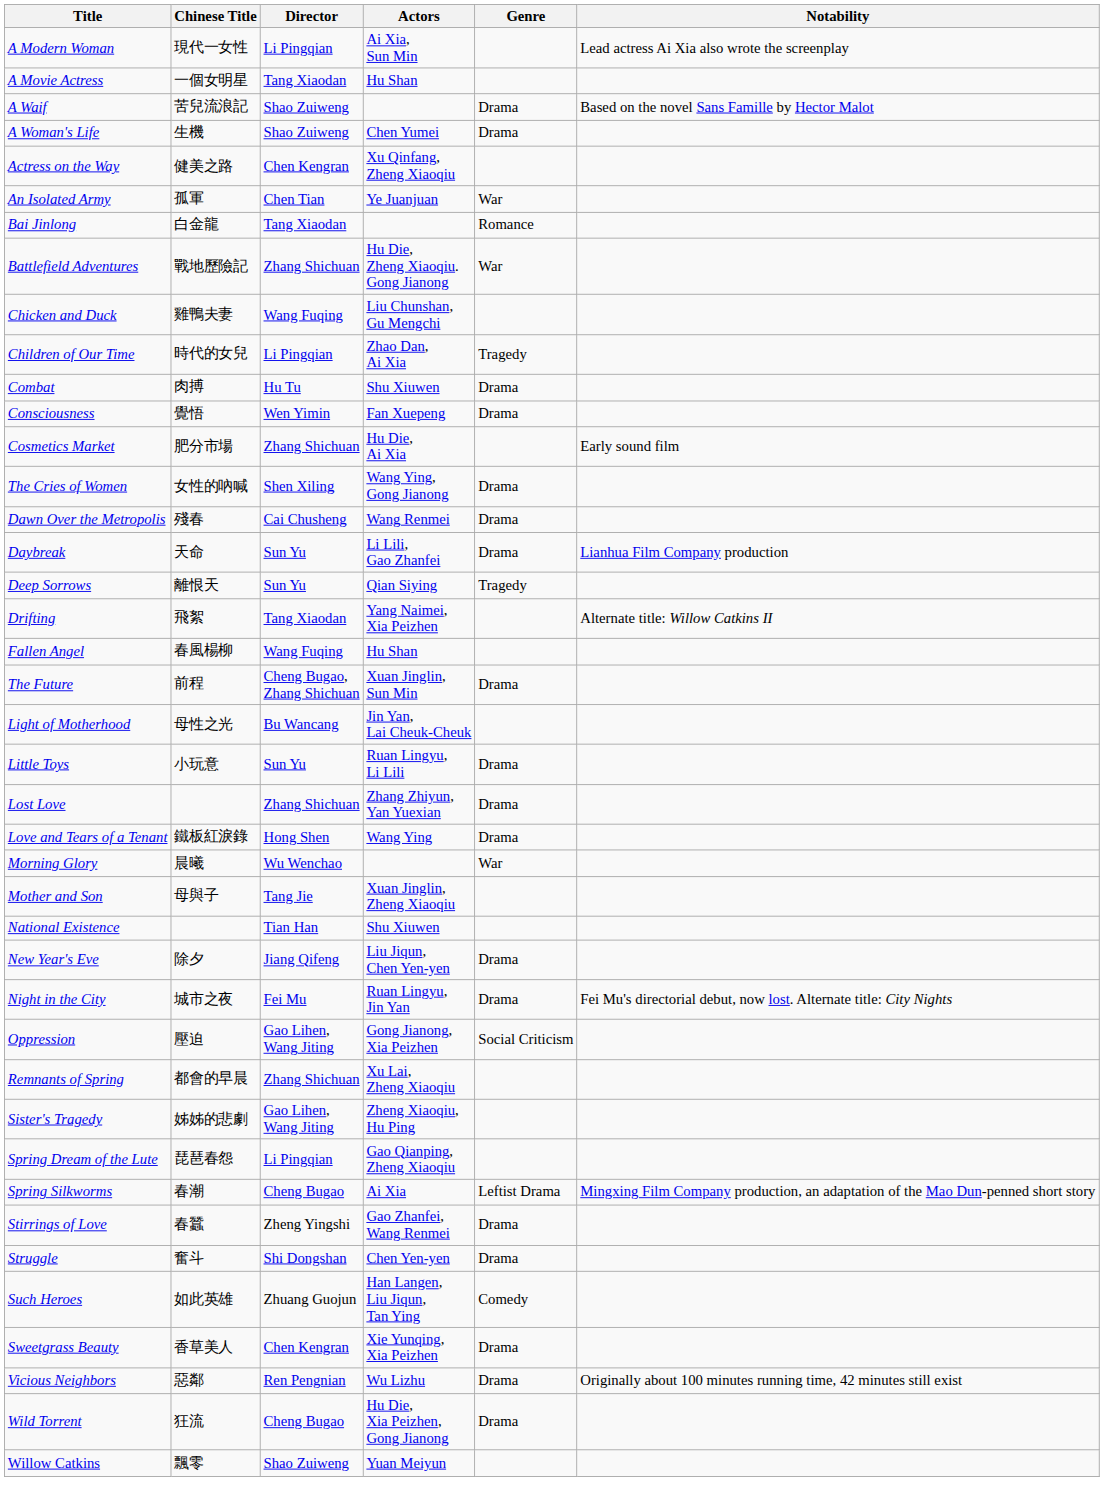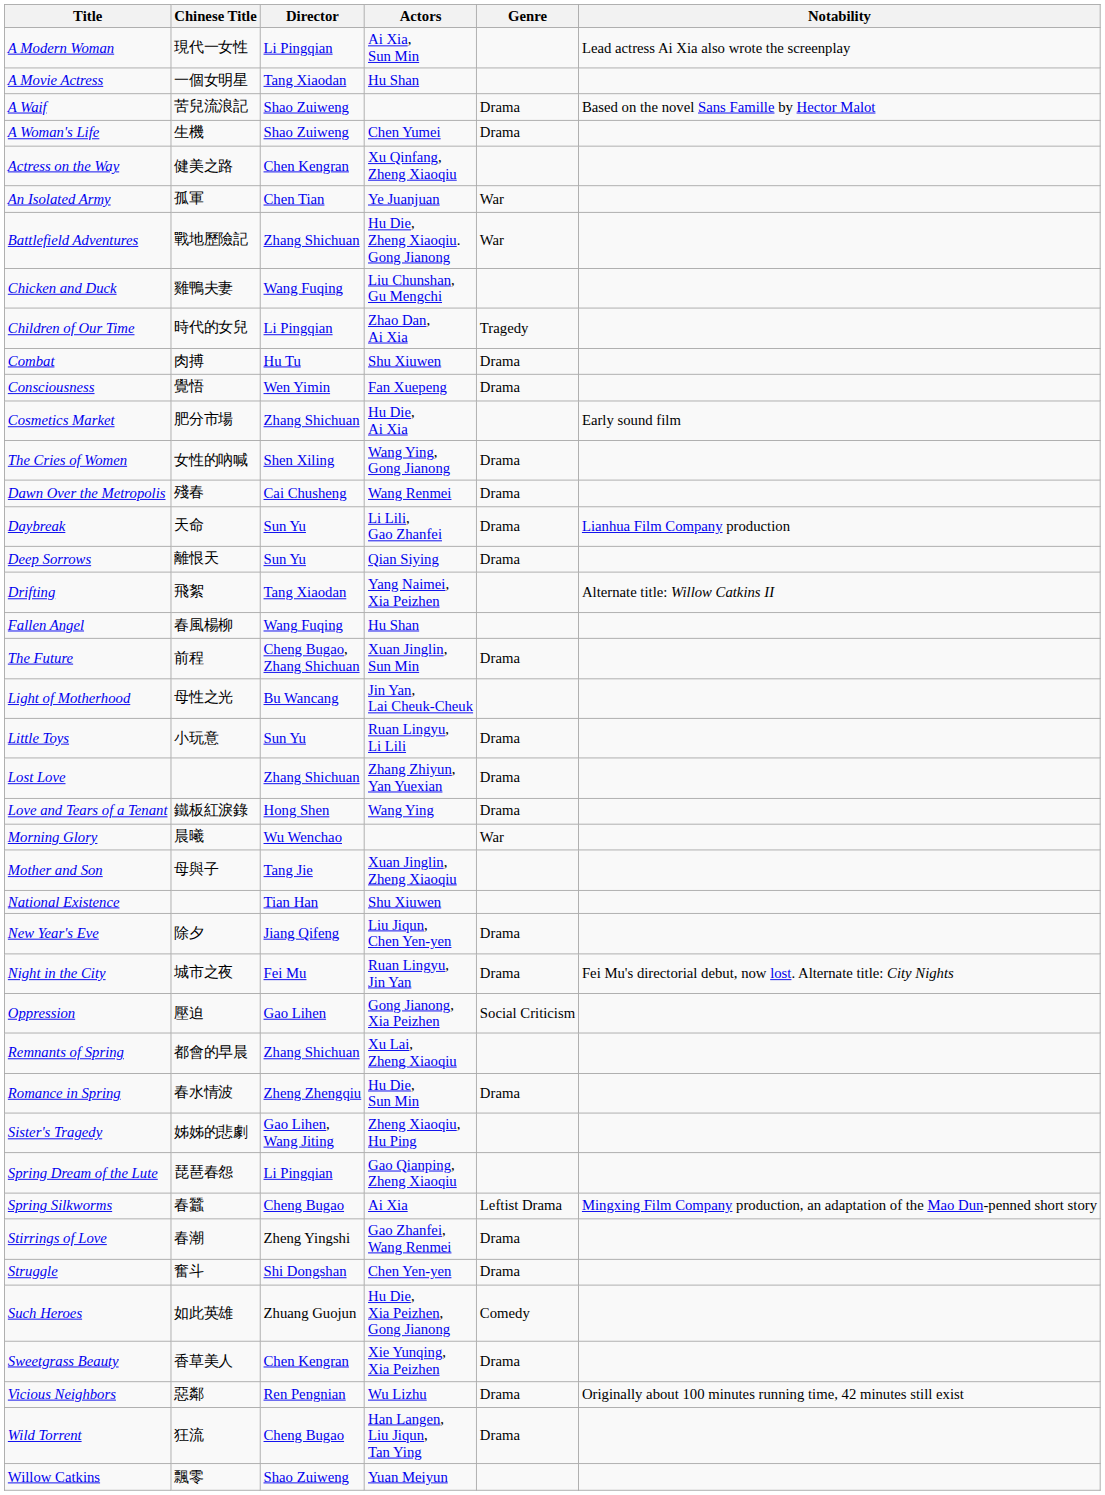- row: (42, 225)
(502, 585) Tragedy -> (500, 559) Drama
(299, 1039) Gao Lihen, Wang Jiting -> (295, 1013) Gao Lihen
+ row: (64, 1093)
(189, 1191) 春潮 -> (189, 1205) 春蠶
(189, 1224) 春蠶 -> (189, 1238) 春潮
(404, 1299) Han Langen, Liu Jiqun, Tan Ying -> (409, 1313) Hu Die, Xia Peizhen, Gong Jianong
(407, 1421) Hu Die, Xia Peizhen, Gong Jianong -> (406, 1435) Han Langen, Liu Jiqun, Tan Ying
